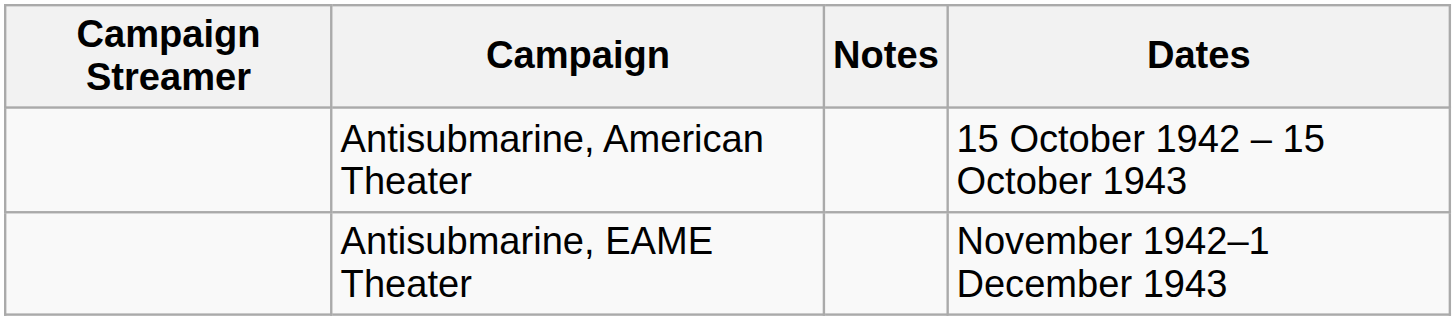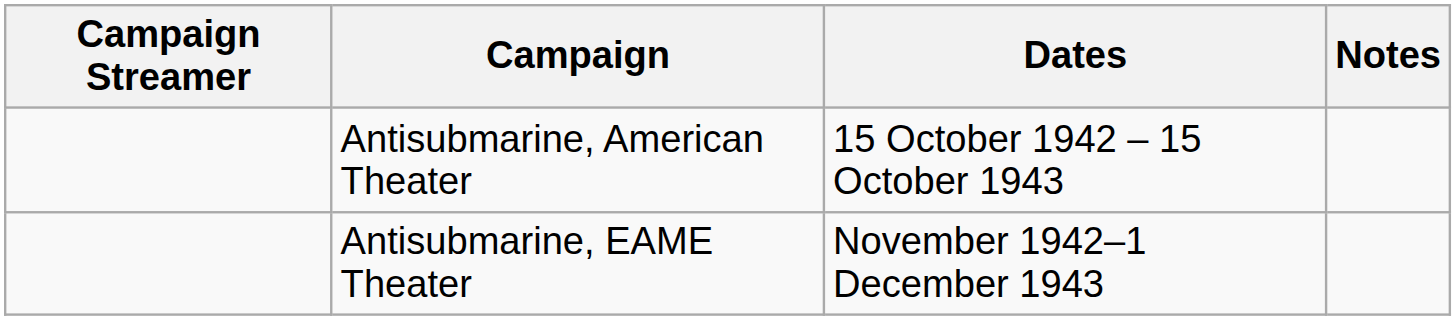columns swapped: (1199, 56) <-> (886, 56)
